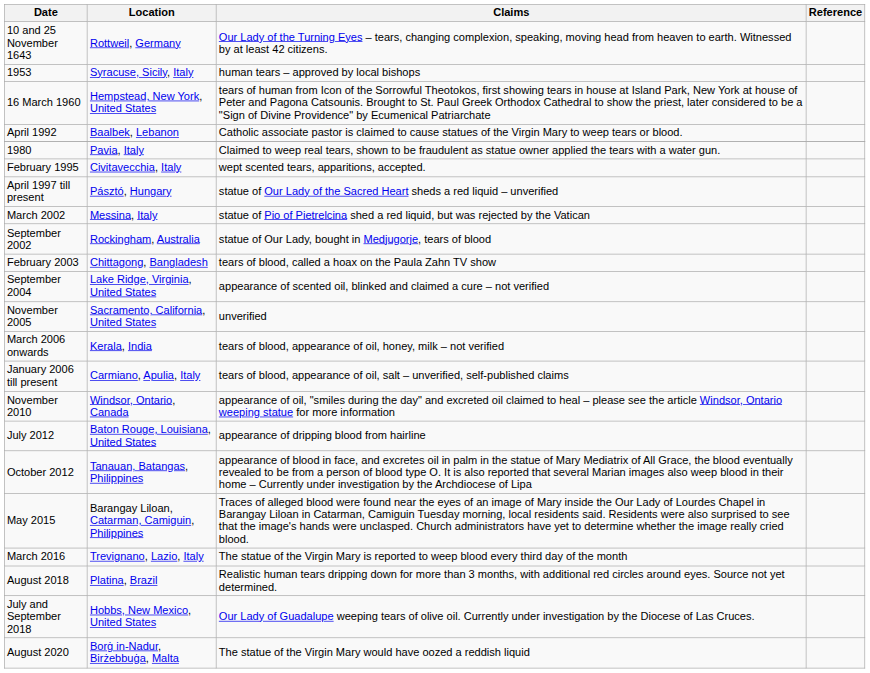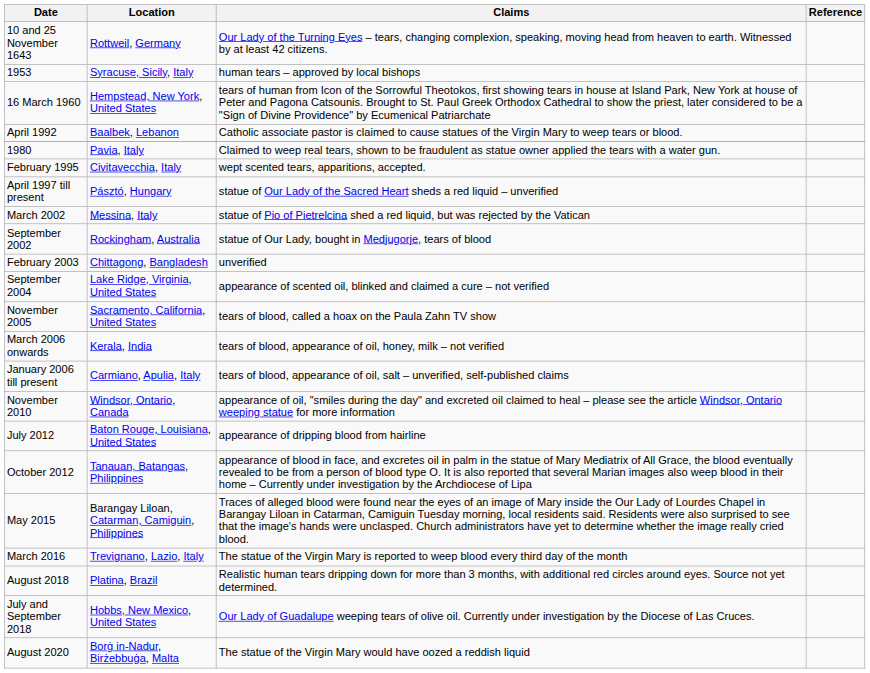(357, 262) tears of blood, called a hoax on the Paula Zahn TV show -> (243, 262) unverified
(243, 316) unverified -> (357, 316) tears of blood, called a hoax on the Paula Zahn TV show
